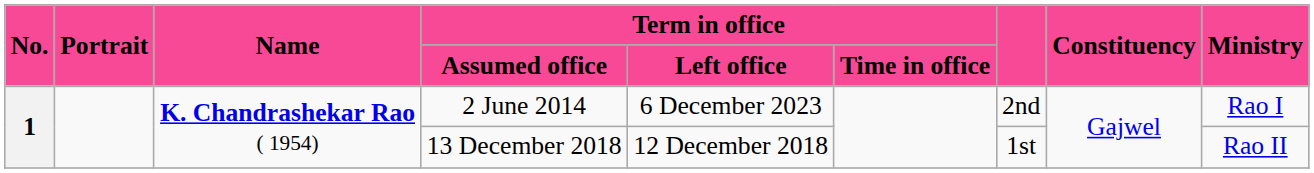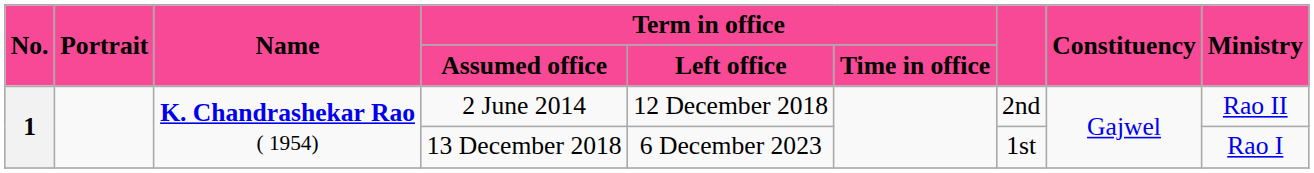(731, 106) 6 December 2023 -> (731, 106) 12 December 2018
(1255, 106) Rao I -> (1255, 106) Rao II
(731, 146) 12 December 2018 -> (731, 146) 6 December 2023
(1255, 146) Rao II -> (1255, 146) Rao I
